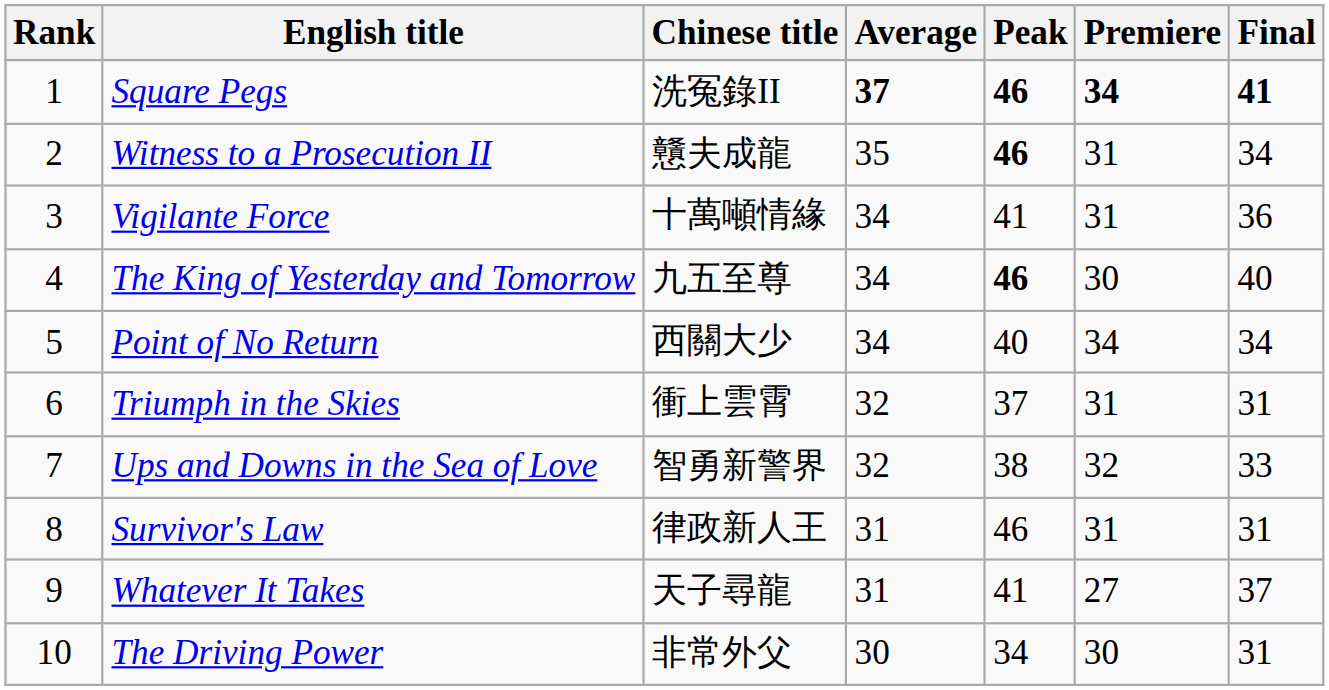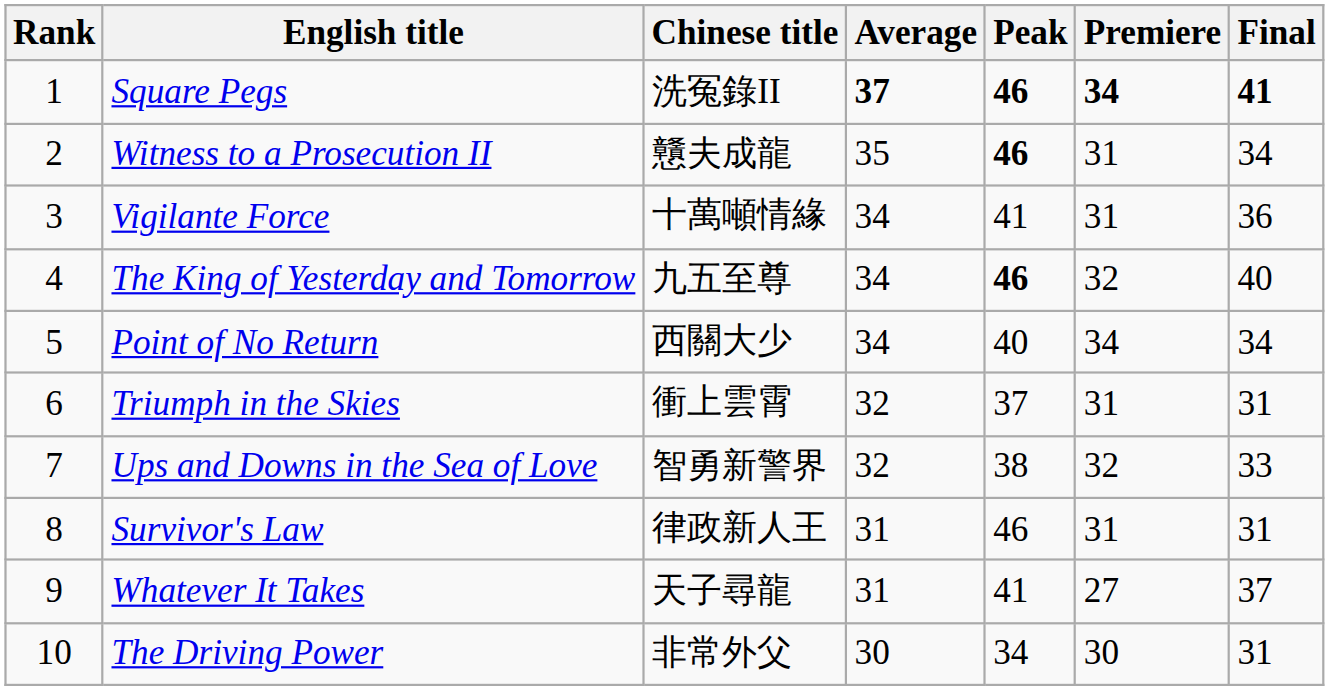(1101, 278) 30 -> (1101, 278) 32
